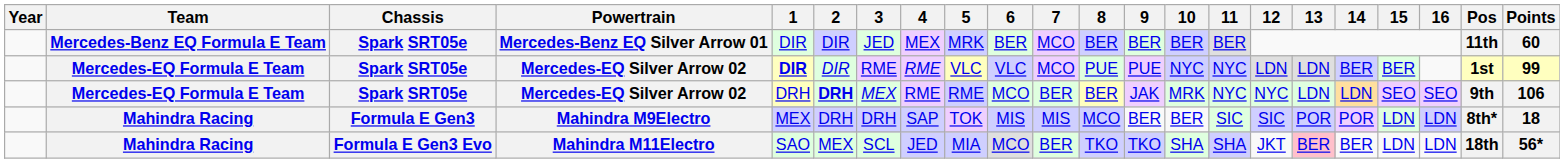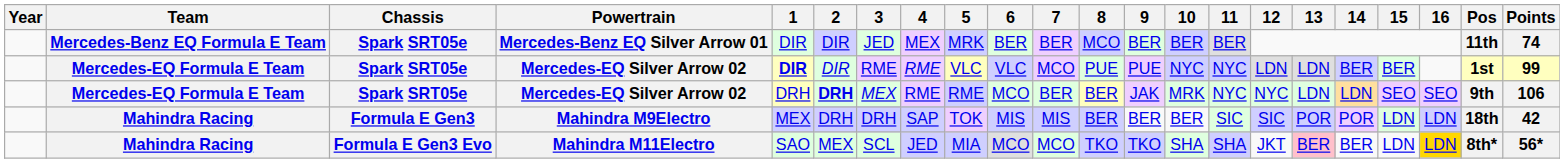(1056, 42) MCO -> (1056, 42) BER
(1101, 42) BER -> (1101, 42) MCO
(1531, 42) 60 -> (1531, 42) 74
(1101, 119) MCO -> (1101, 119) BER
(1482, 119) 8th* -> (1482, 119) 18th
(1531, 119) 18 -> (1531, 119) 42
(1056, 144) BER -> (1056, 144) MCO
(1440, 144) no background -> (1440, 144) gold background
(1482, 144) 18th -> (1482, 144) 8th*
